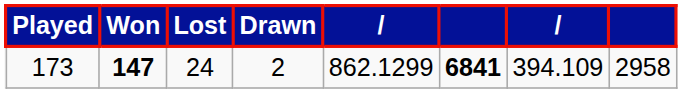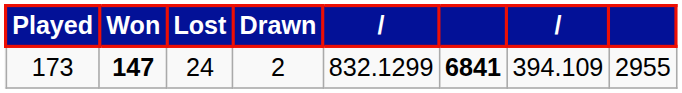(381, 67) 862.1299 -> (381, 67) 832.1299
(643, 67) 2958 -> (643, 67) 2955
